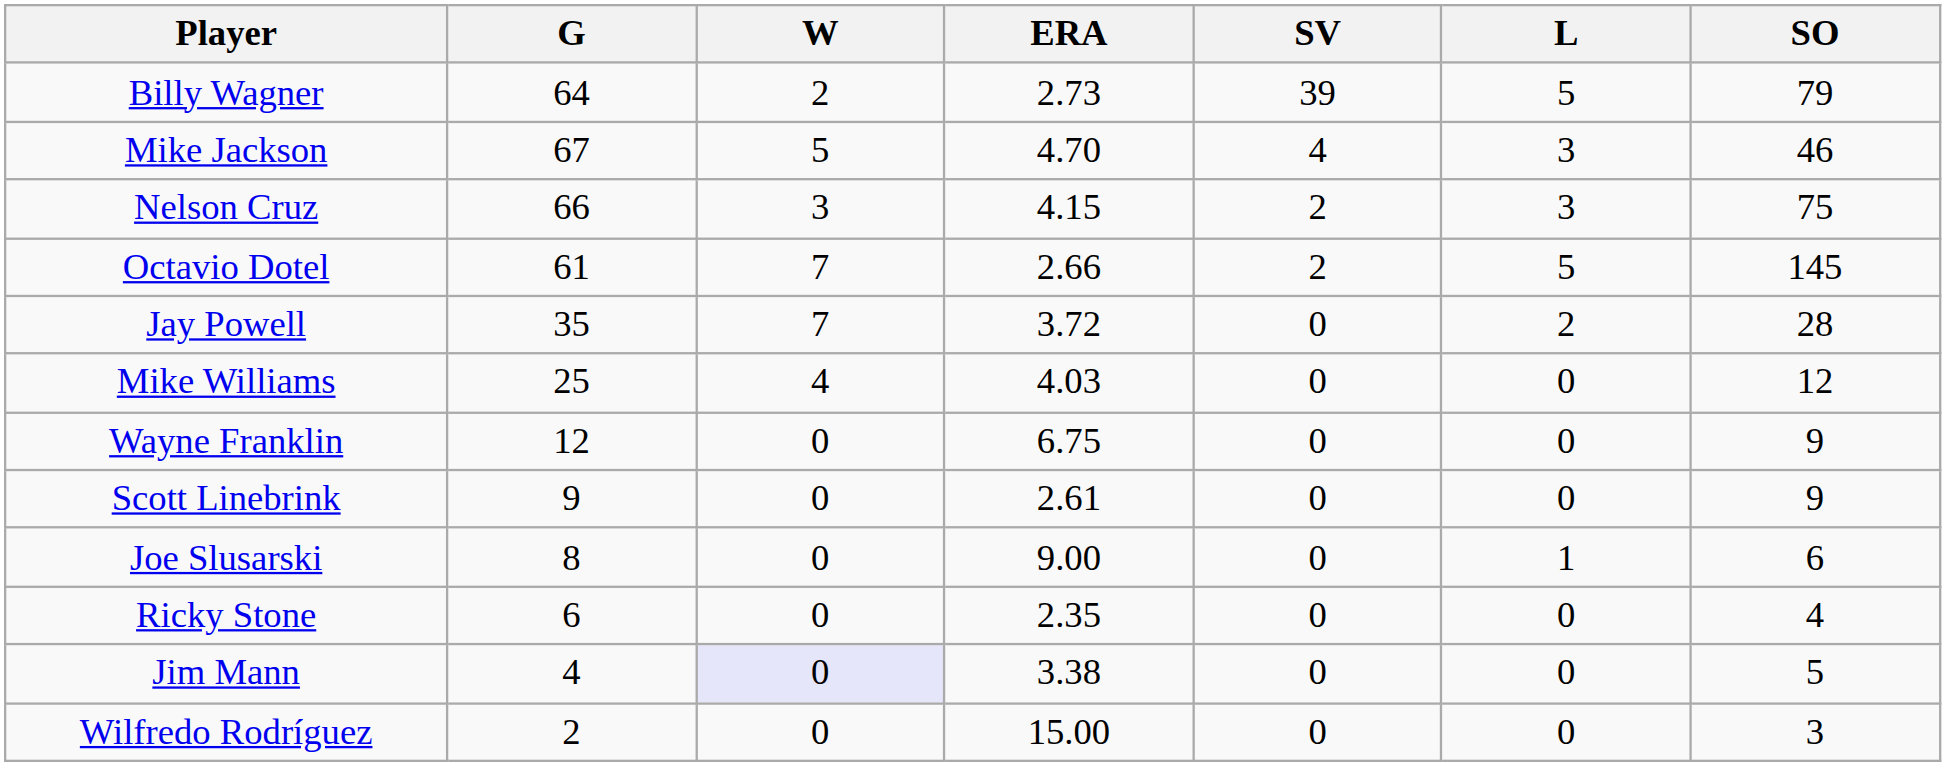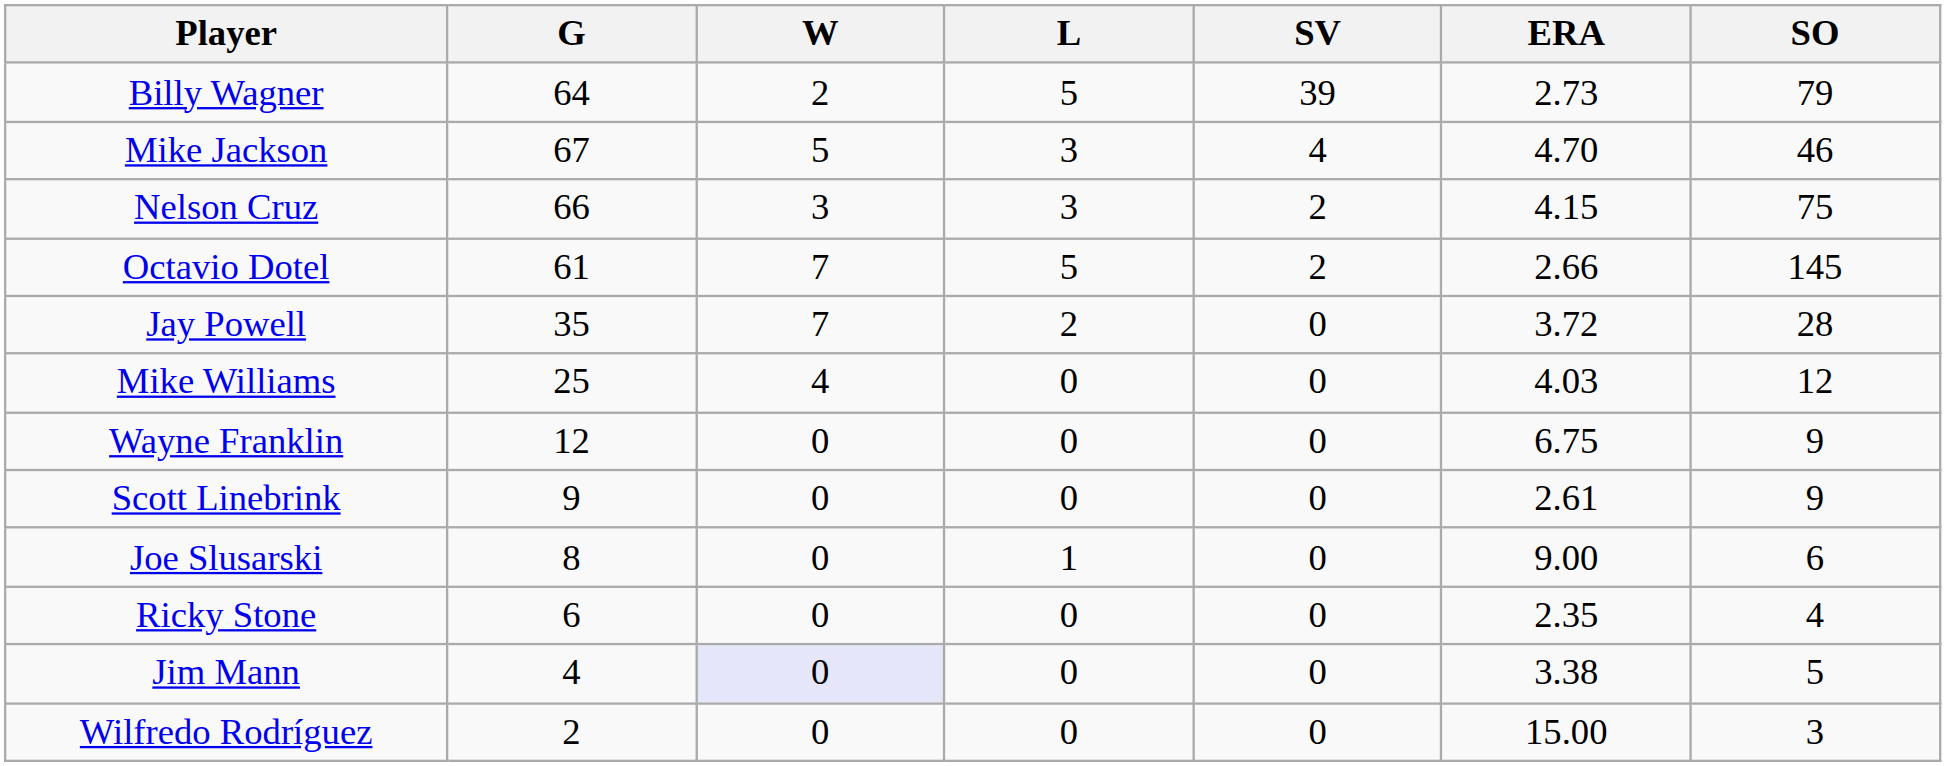columns swapped: (1566, 33) <-> (1069, 33)
